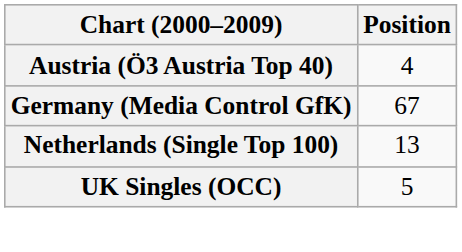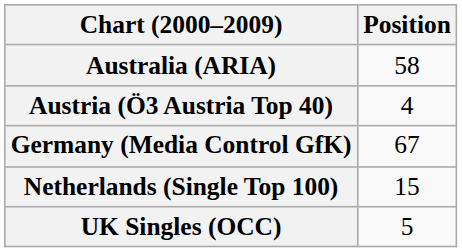+ row: (181, 65)
(407, 145) 13 -> (407, 186) 15
